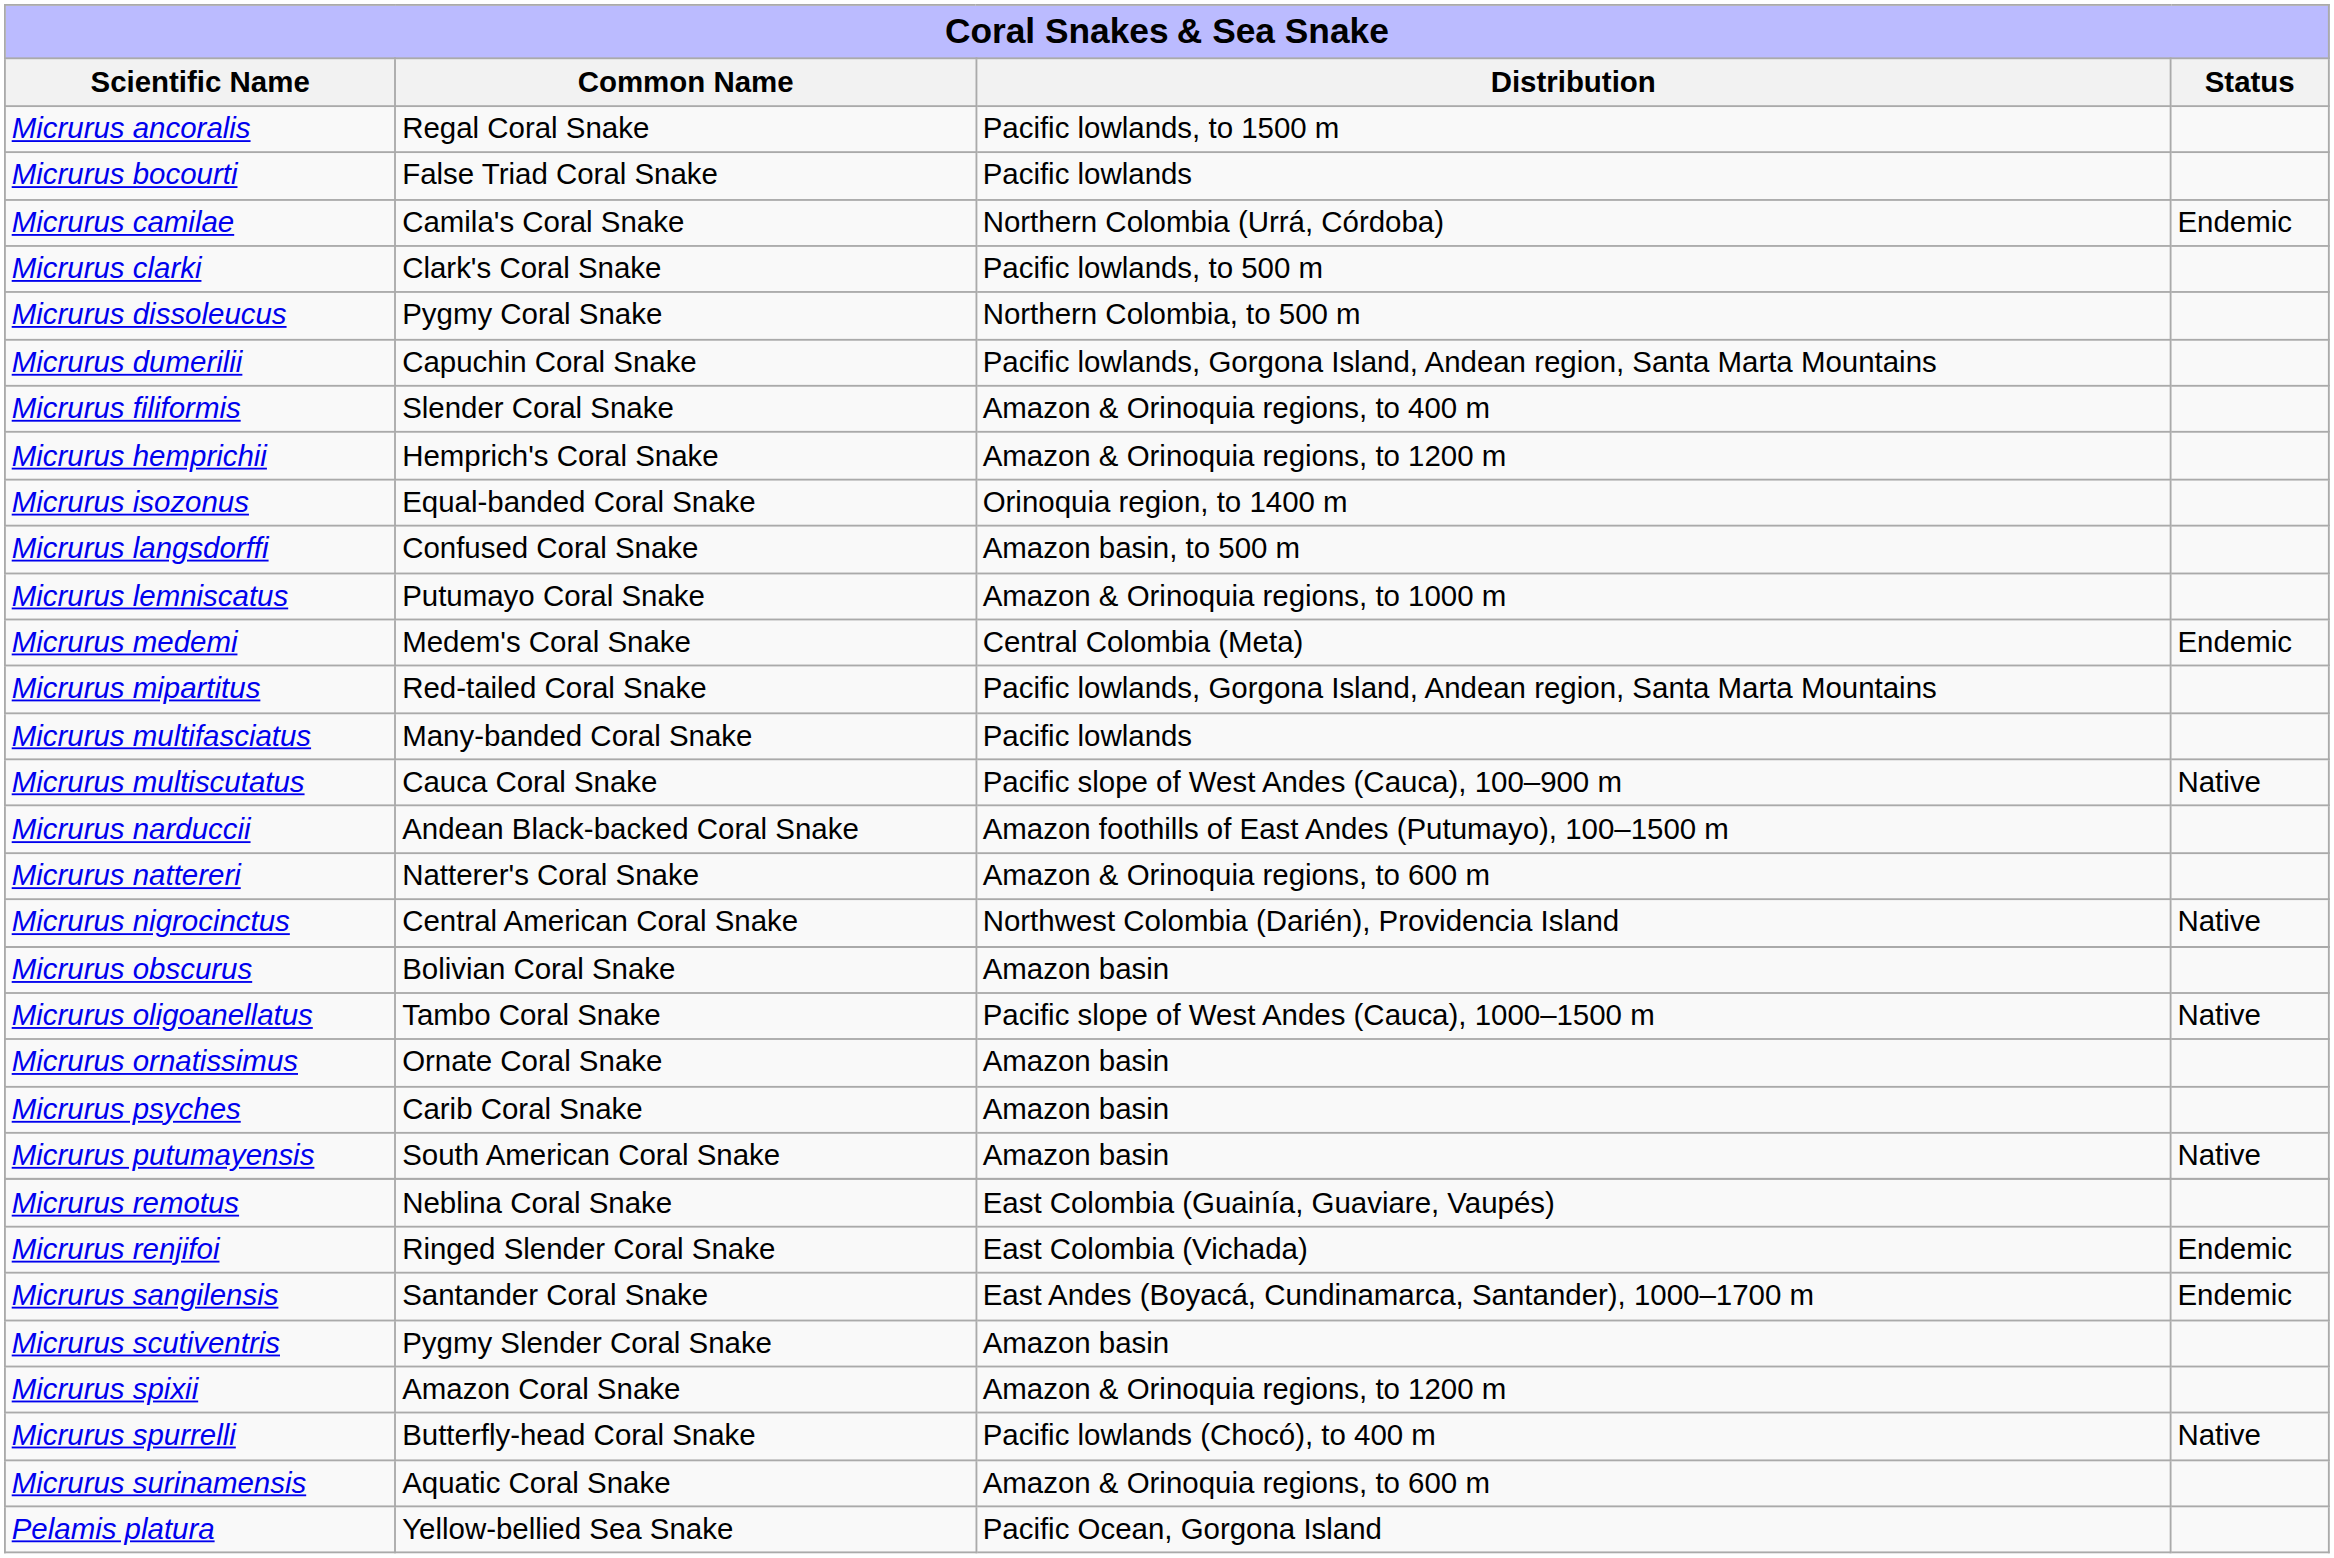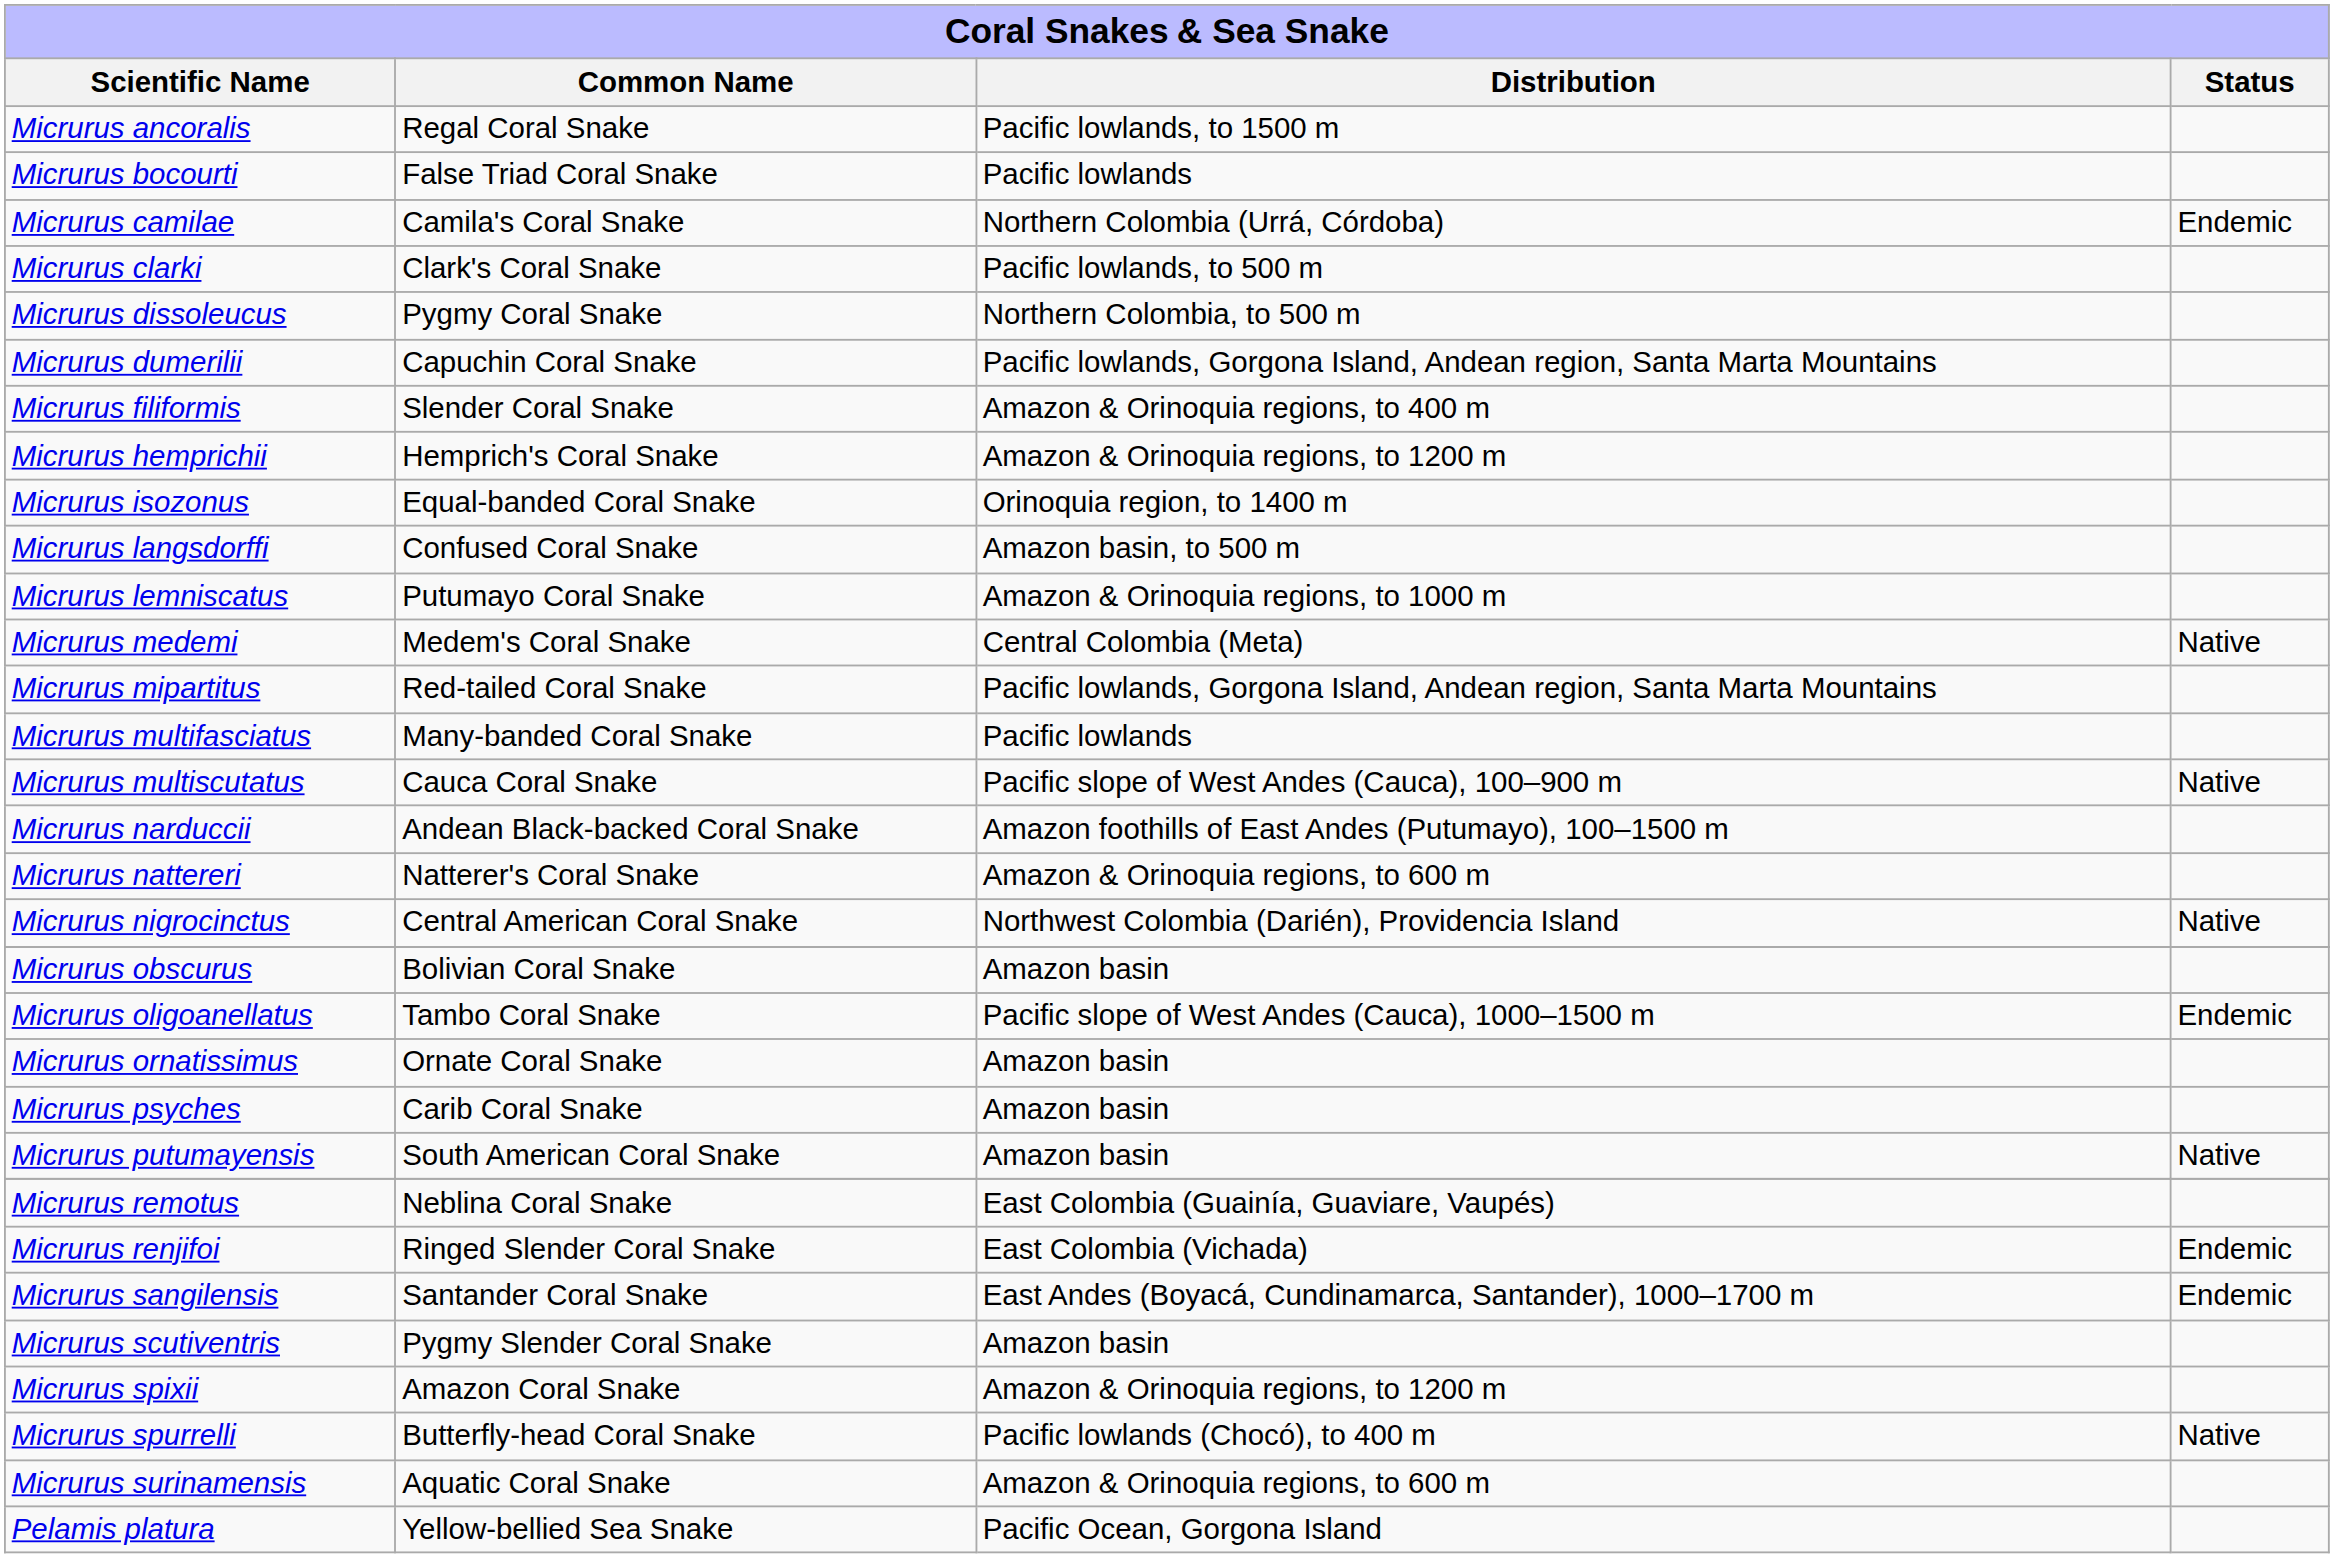(2235, 642) Endemic -> (2219, 642) Native
(2219, 1015) Native -> (2235, 1015) Endemic
